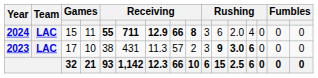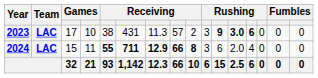rows swapped: (18, 49) <-> (18, 33)
